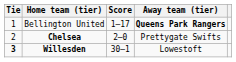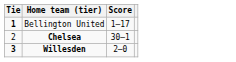- column: (181, 11)
(13, 24) normal -> (13, 24) bold
(120, 37) 2–0 -> (120, 37) 30–1
(120, 50) 30–1 -> (120, 50) 2–0
